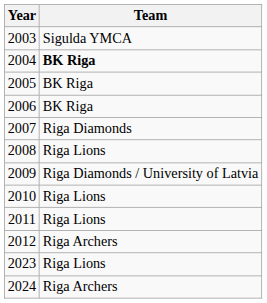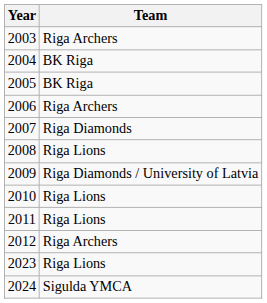(87, 38) Sigulda YMCA -> (80, 38) Riga Archers
(69, 60) bold -> (68, 60) normal
(68, 106) BK Riga -> (80, 106) Riga Archers
(80, 286) Riga Archers -> (87, 286) Sigulda YMCA
